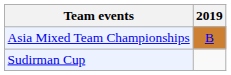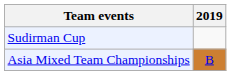rows swapped: (99, 38) <-> (46, 60)
